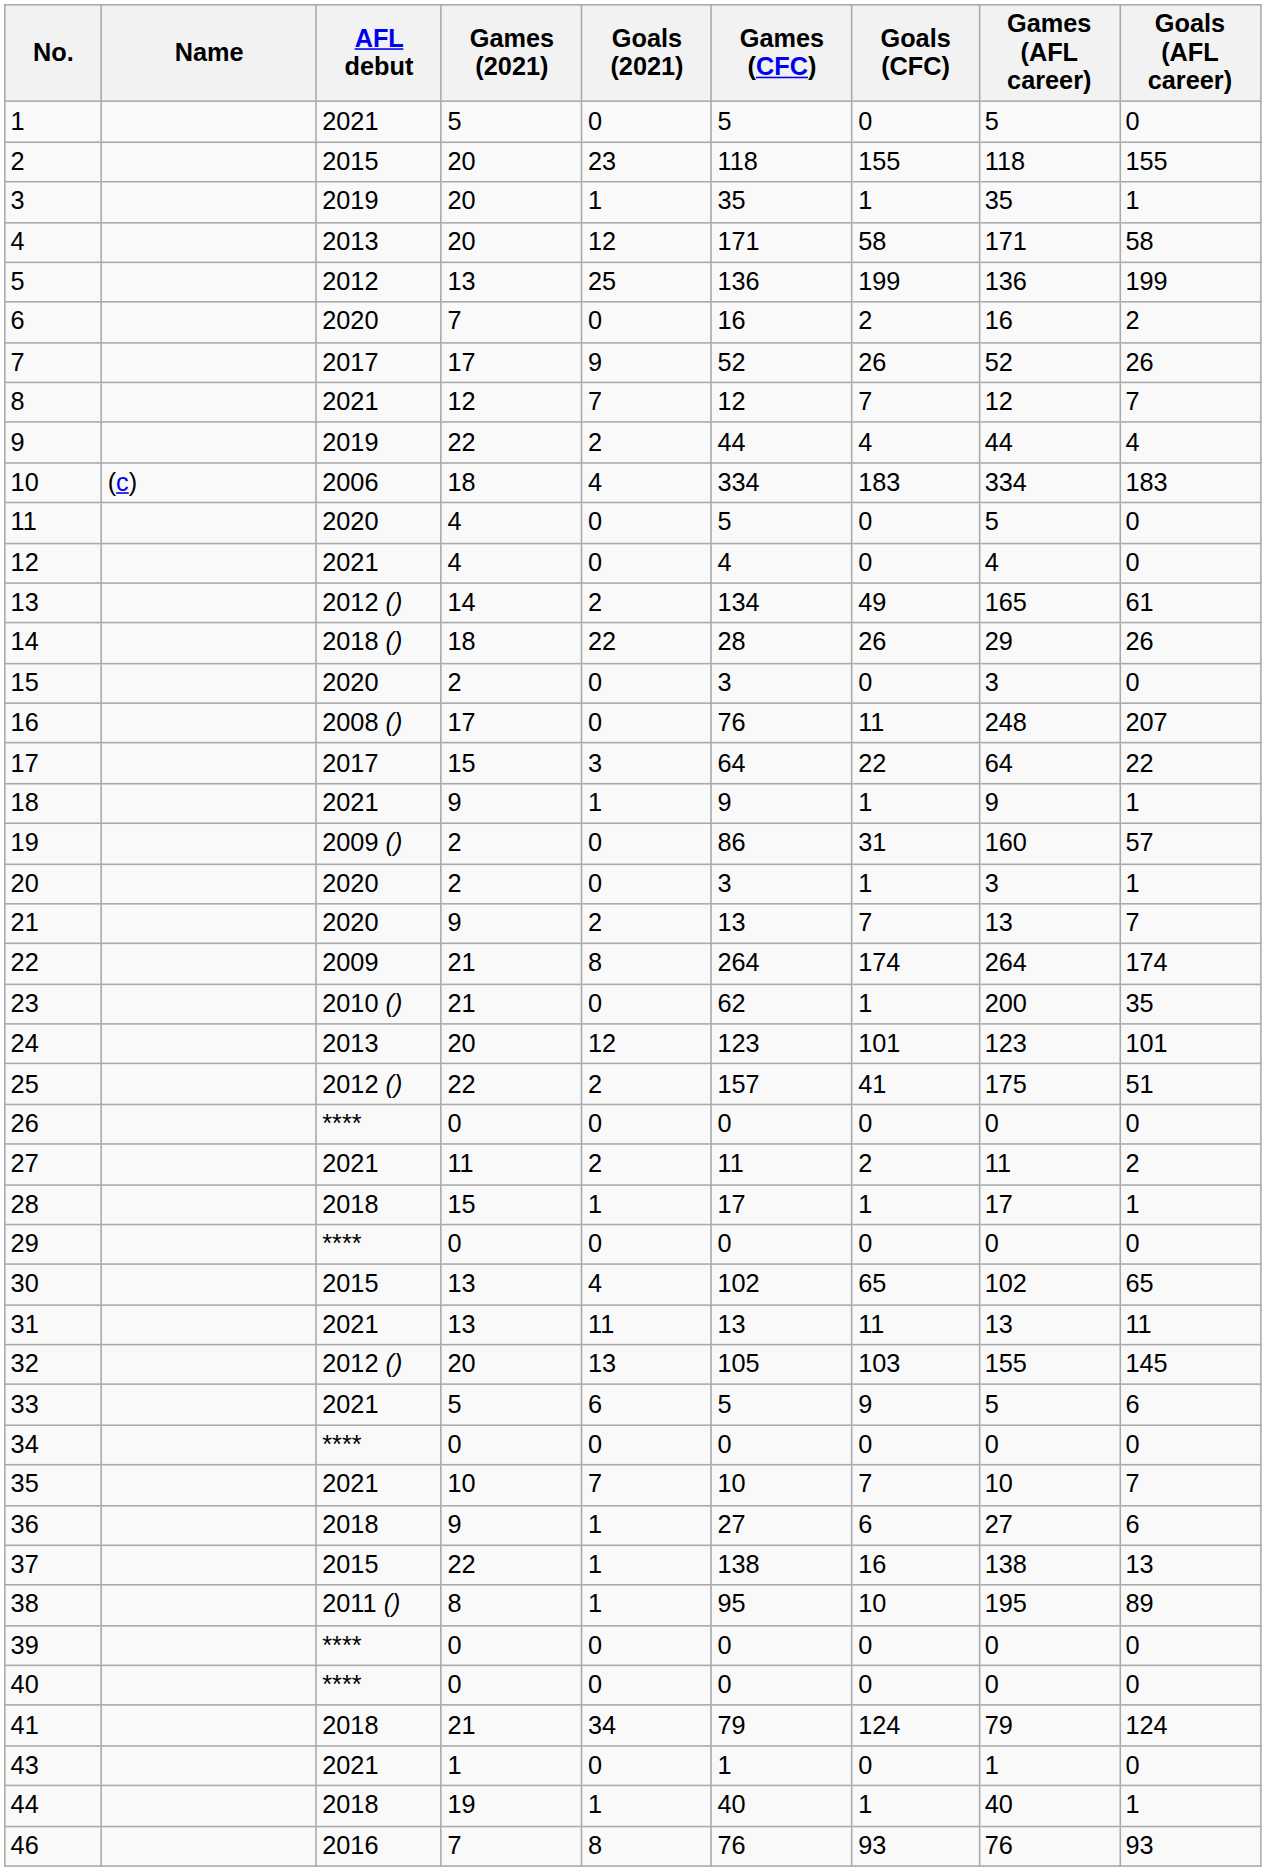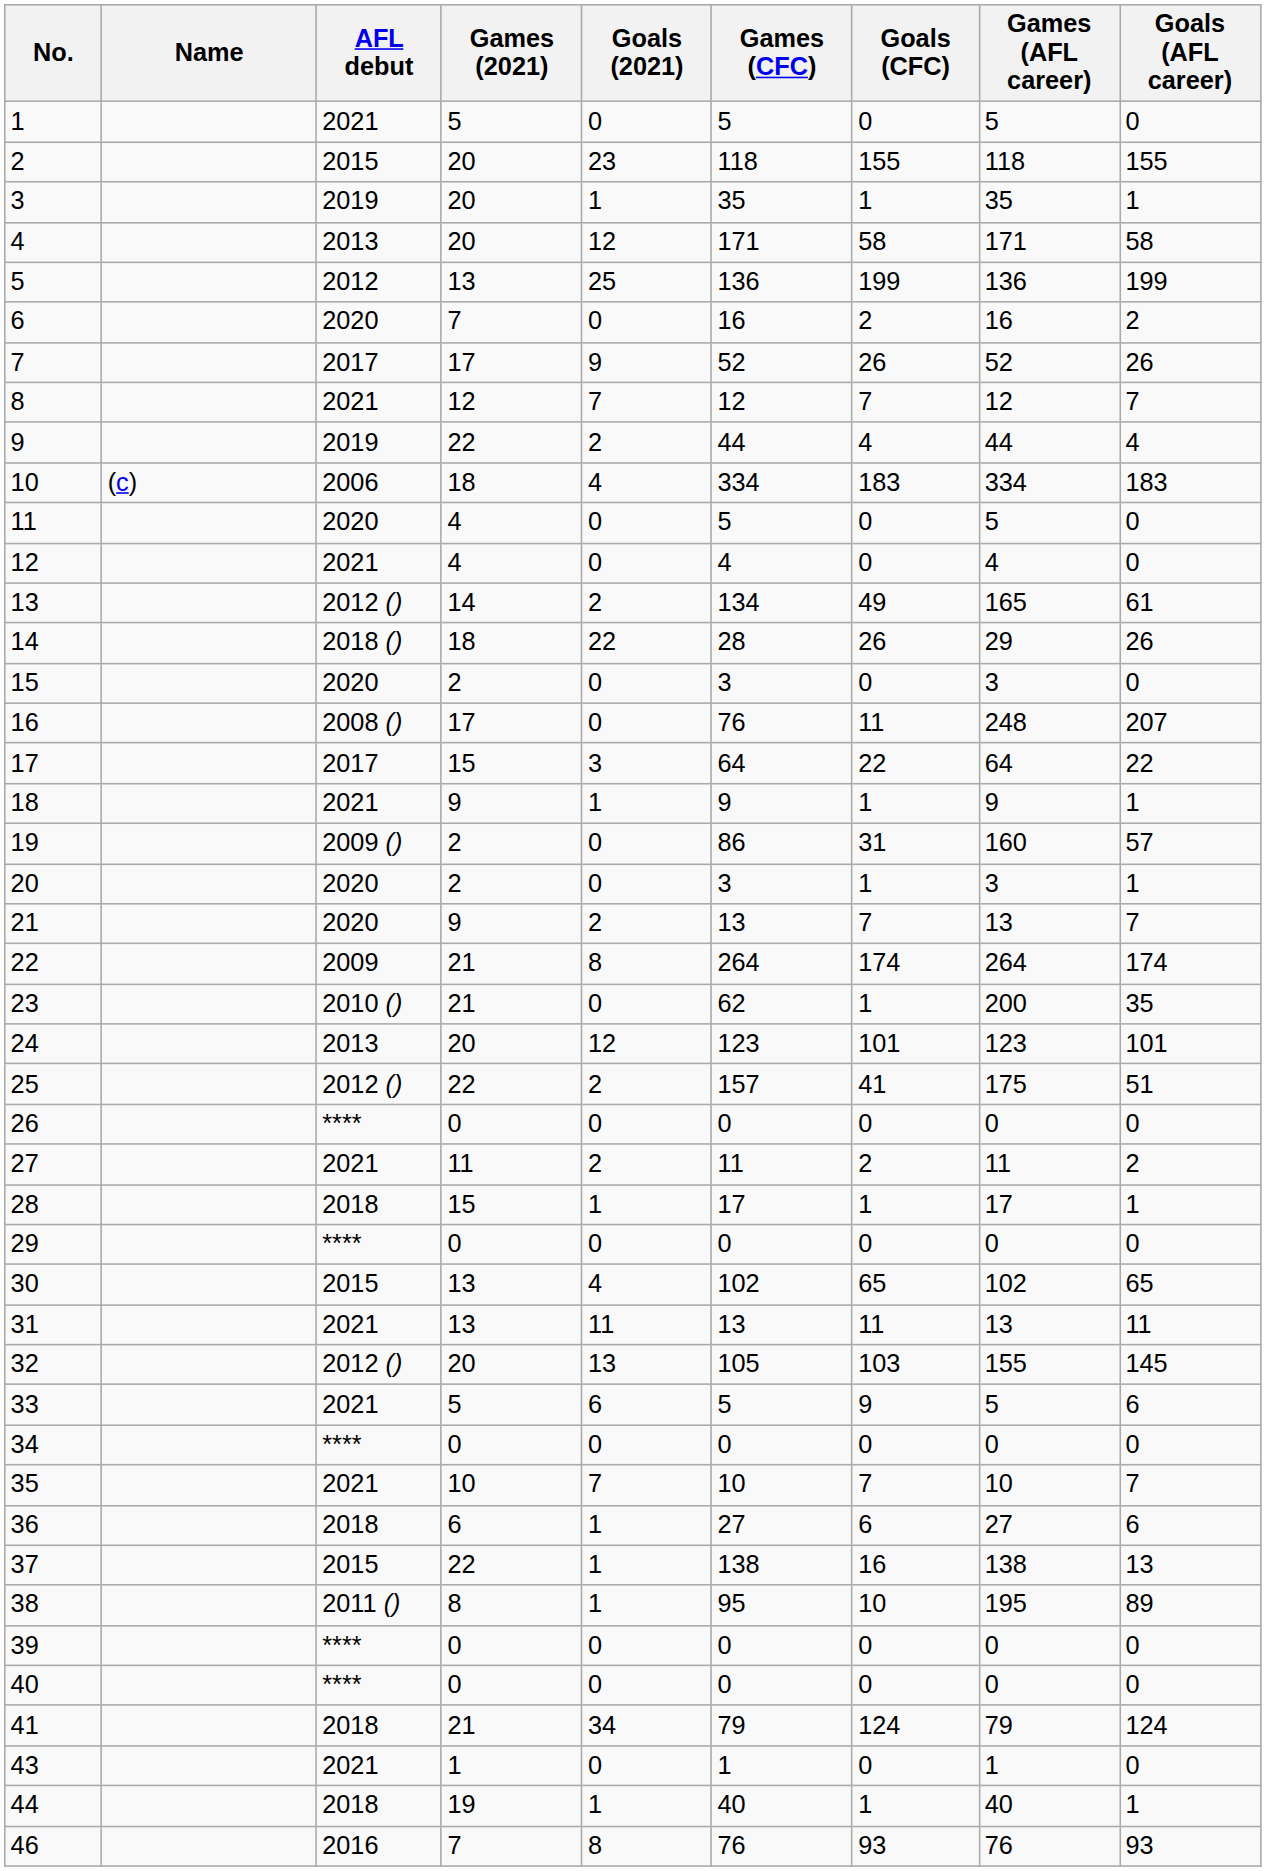(454, 1524) 9 -> (454, 1524) 6
